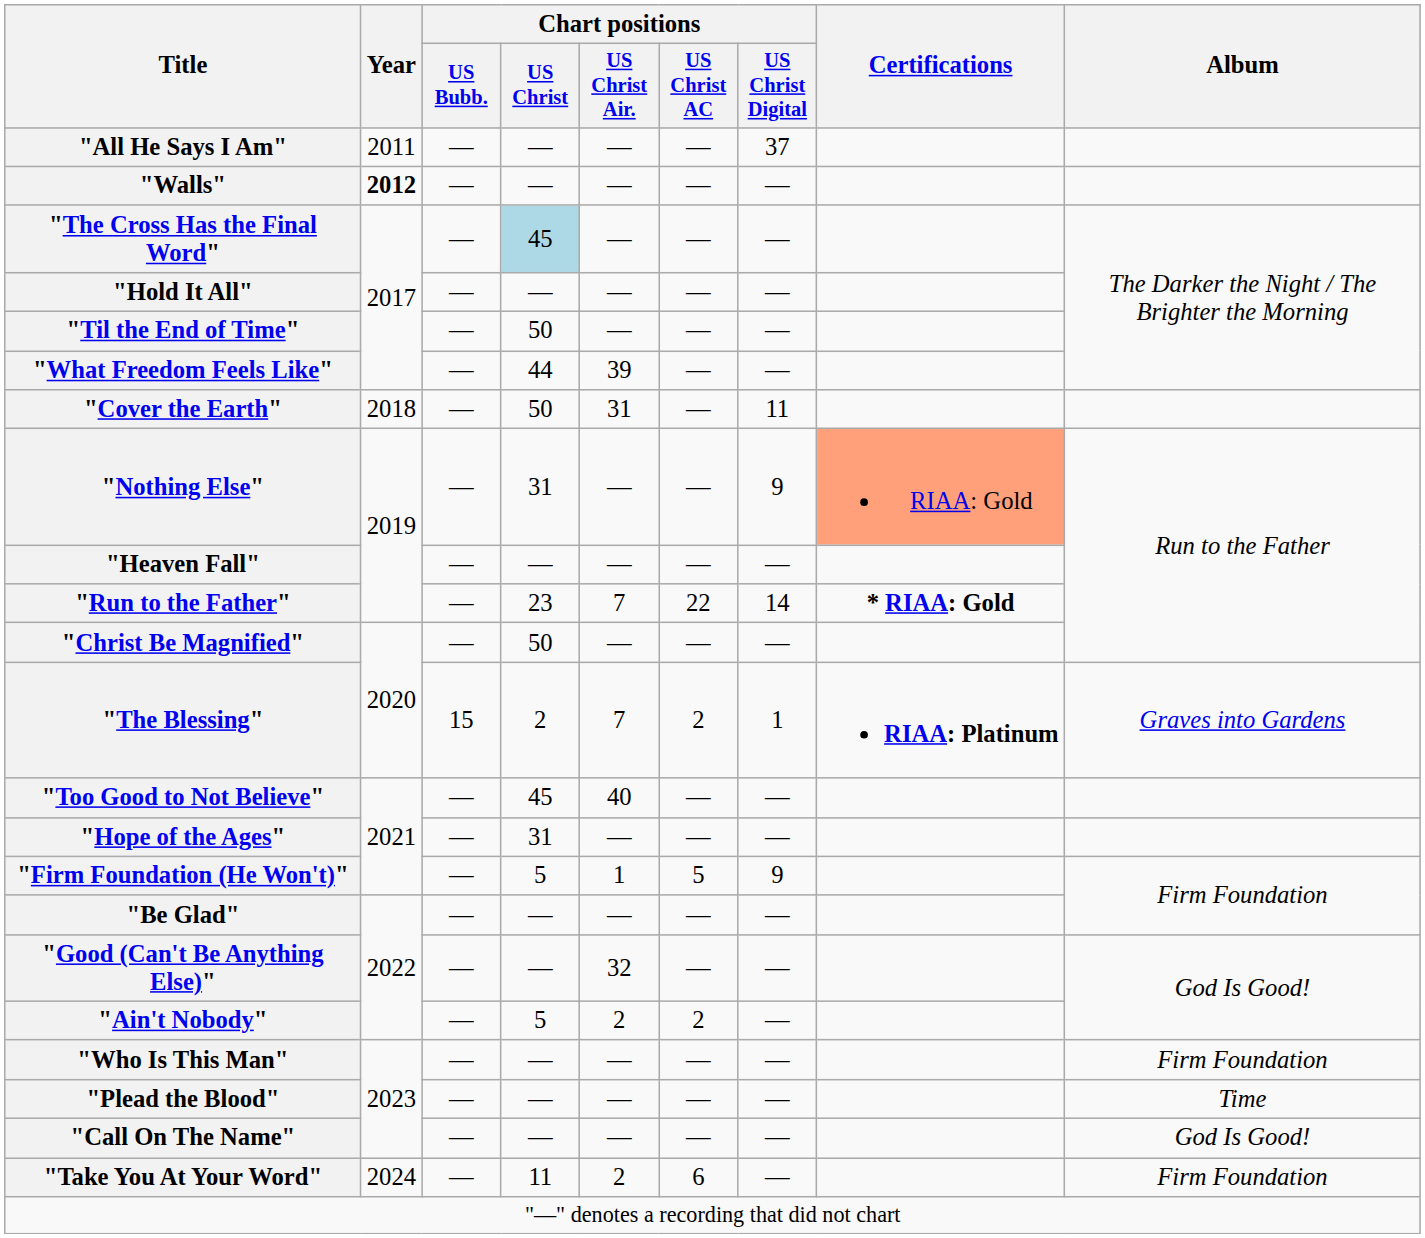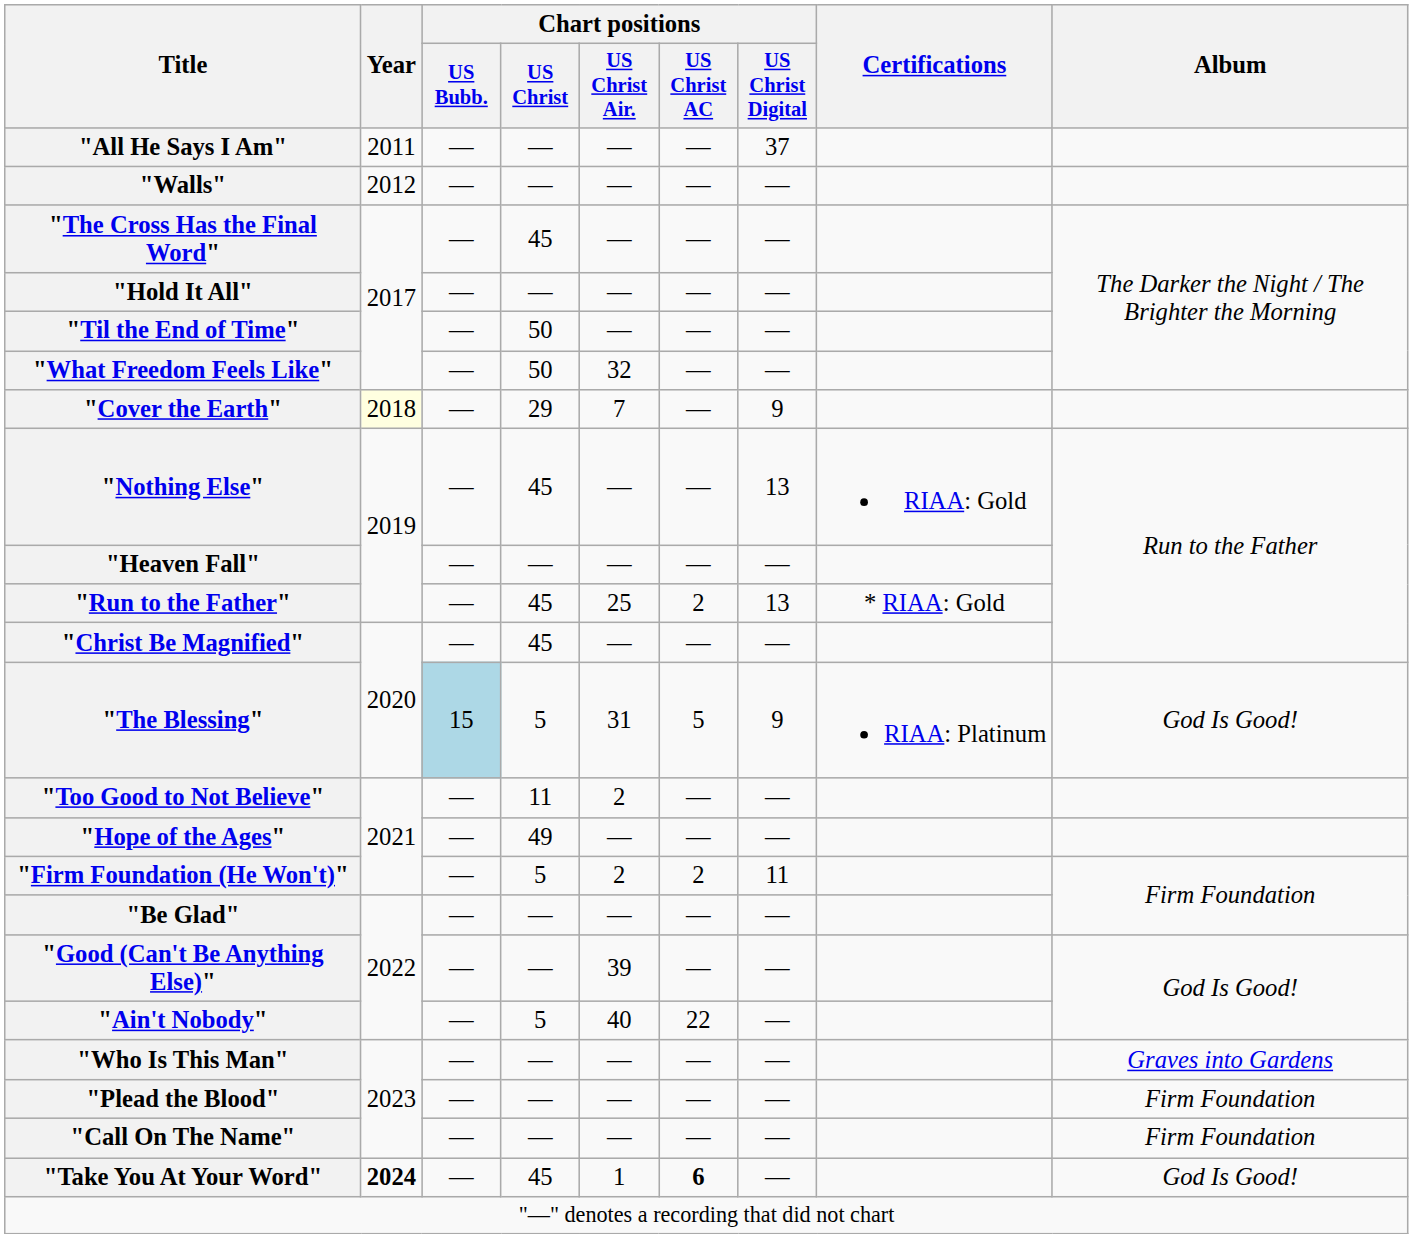(391, 185) bold -> (391, 185) normal
(540, 238) lightblue background -> (540, 238) no background
(540, 369) 44 -> (540, 369) 50
(619, 369) 39 -> (619, 369) 32
(391, 408) no background -> (391, 408) lightyellow background
(540, 408) 50 -> (540, 408) 29
(619, 408) 31 -> (619, 408) 7
(777, 408) 11 -> (777, 408) 9
(540, 486) 31 -> (540, 486) 45
(777, 486) 9 -> (777, 486) 13
(941, 501) lightsalmon background -> (934, 501) no background
(540, 603) 23 -> (540, 603) 45
(619, 603) 7 -> (619, 603) 25
(698, 603) 22 -> (698, 603) 2
(777, 603) 14 -> (777, 603) 13
(941, 603) bold -> (934, 603) normal
(540, 642) 50 -> (540, 642) 45
(461, 719) no background -> (461, 719) lightblue background
(540, 719) 2 -> (540, 719) 5
(619, 719) 7 -> (619, 719) 31
(698, 719) 2 -> (698, 719) 5
(777, 719) 1 -> (777, 719) 9
(941, 734) bold -> (934, 734) normal
(1242, 719) Graves into Gardens -> (1230, 719) God Is Good!
(540, 797) 45 -> (540, 797) 11
(619, 797) 40 -> (619, 797) 2
(540, 836) 31 -> (540, 836) 49
(619, 875) 1 -> (619, 875) 2
(698, 875) 5 -> (698, 875) 2
(777, 875) 9 -> (777, 875) 11
(619, 967) 32 -> (619, 967) 39
(619, 1020) 2 -> (619, 1020) 40
(698, 1020) 2 -> (698, 1020) 22
(1242, 1059) Firm Foundation -> (1230, 1059) Graves into Gardens
(1242, 1098) Time -> (1230, 1098) Firm Foundation
(1242, 1137) God Is Good! -> (1230, 1137) Firm Foundation
(391, 1176) normal -> (391, 1176) bold
(540, 1176) 11 -> (540, 1176) 45
(619, 1176) 2 -> (619, 1176) 1
(698, 1176) normal -> (698, 1176) bold
(1242, 1176) Firm Foundation -> (1230, 1176) God Is Good!
